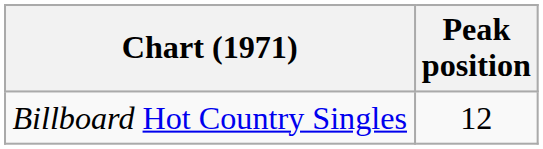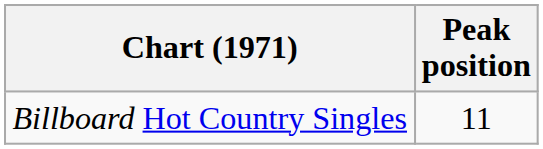(476, 117) 12 -> (476, 117) 11
